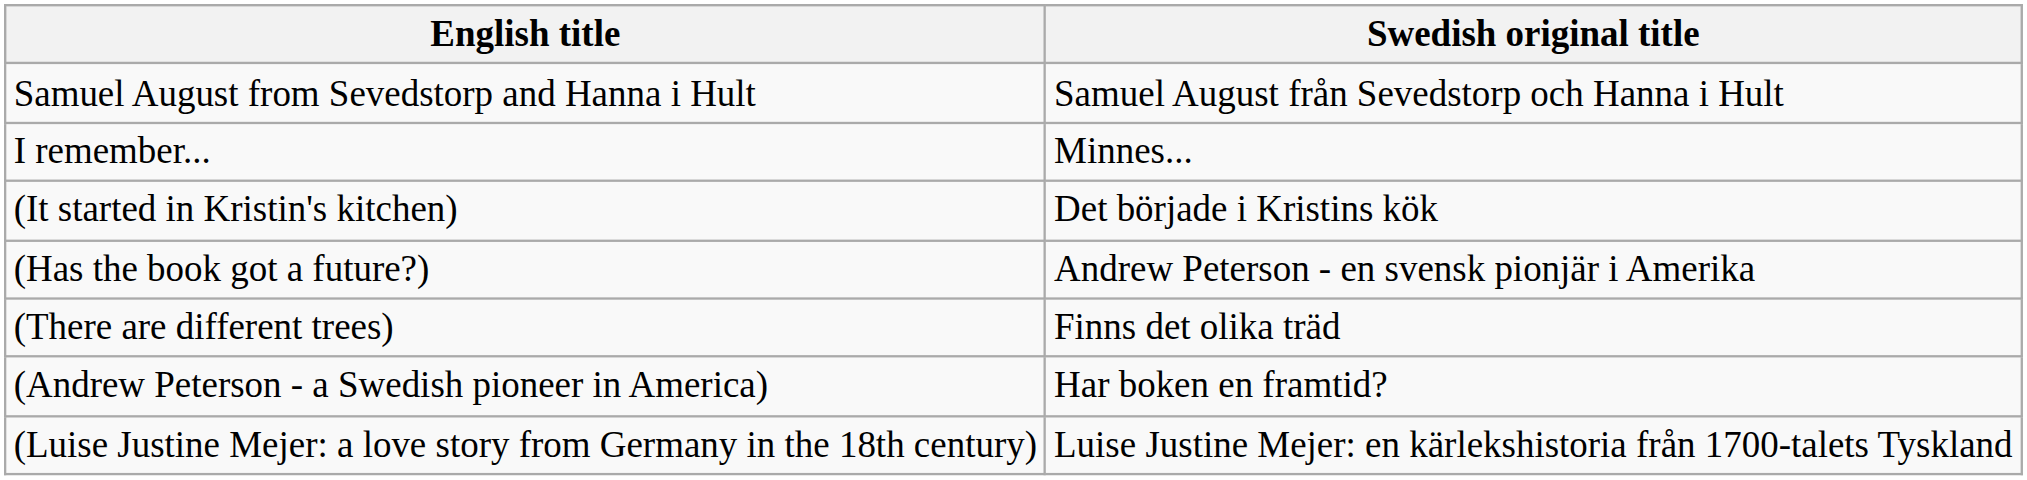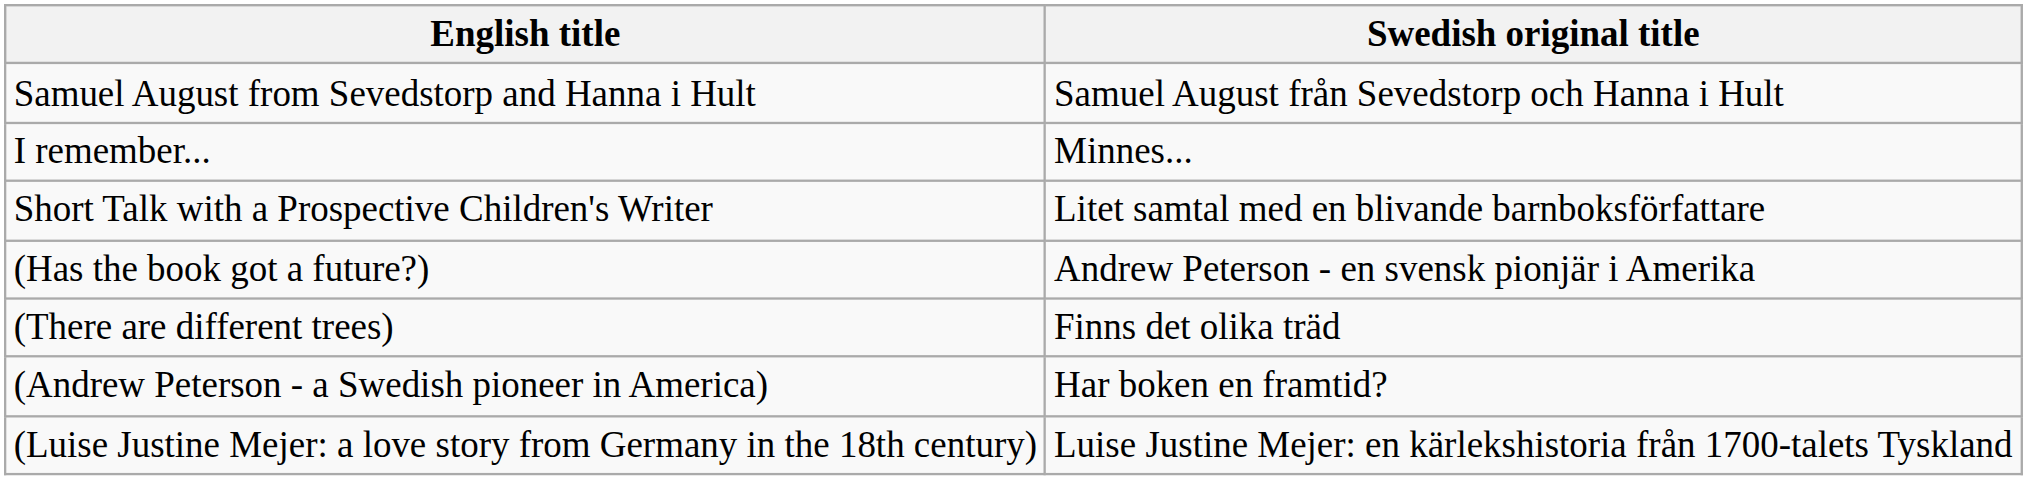- row: (236, 209)
+ row: (363, 209)
